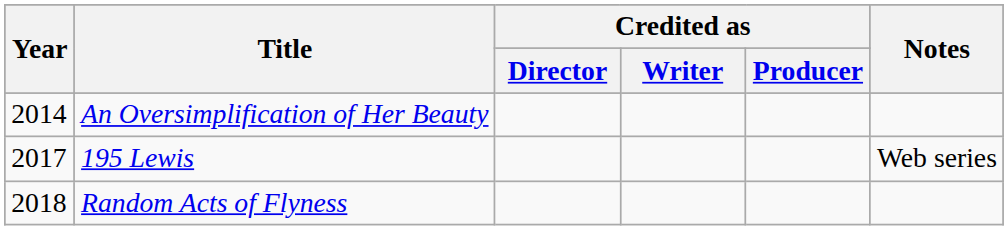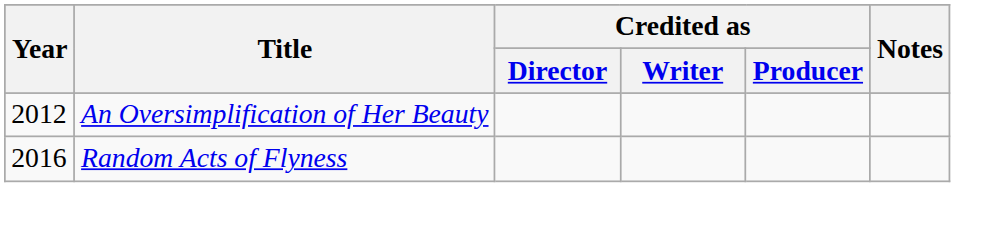(39, 114) 2014 -> (39, 114) 2012
- row: (138, 158)
(39, 202) 2018 -> (39, 158) 2016
